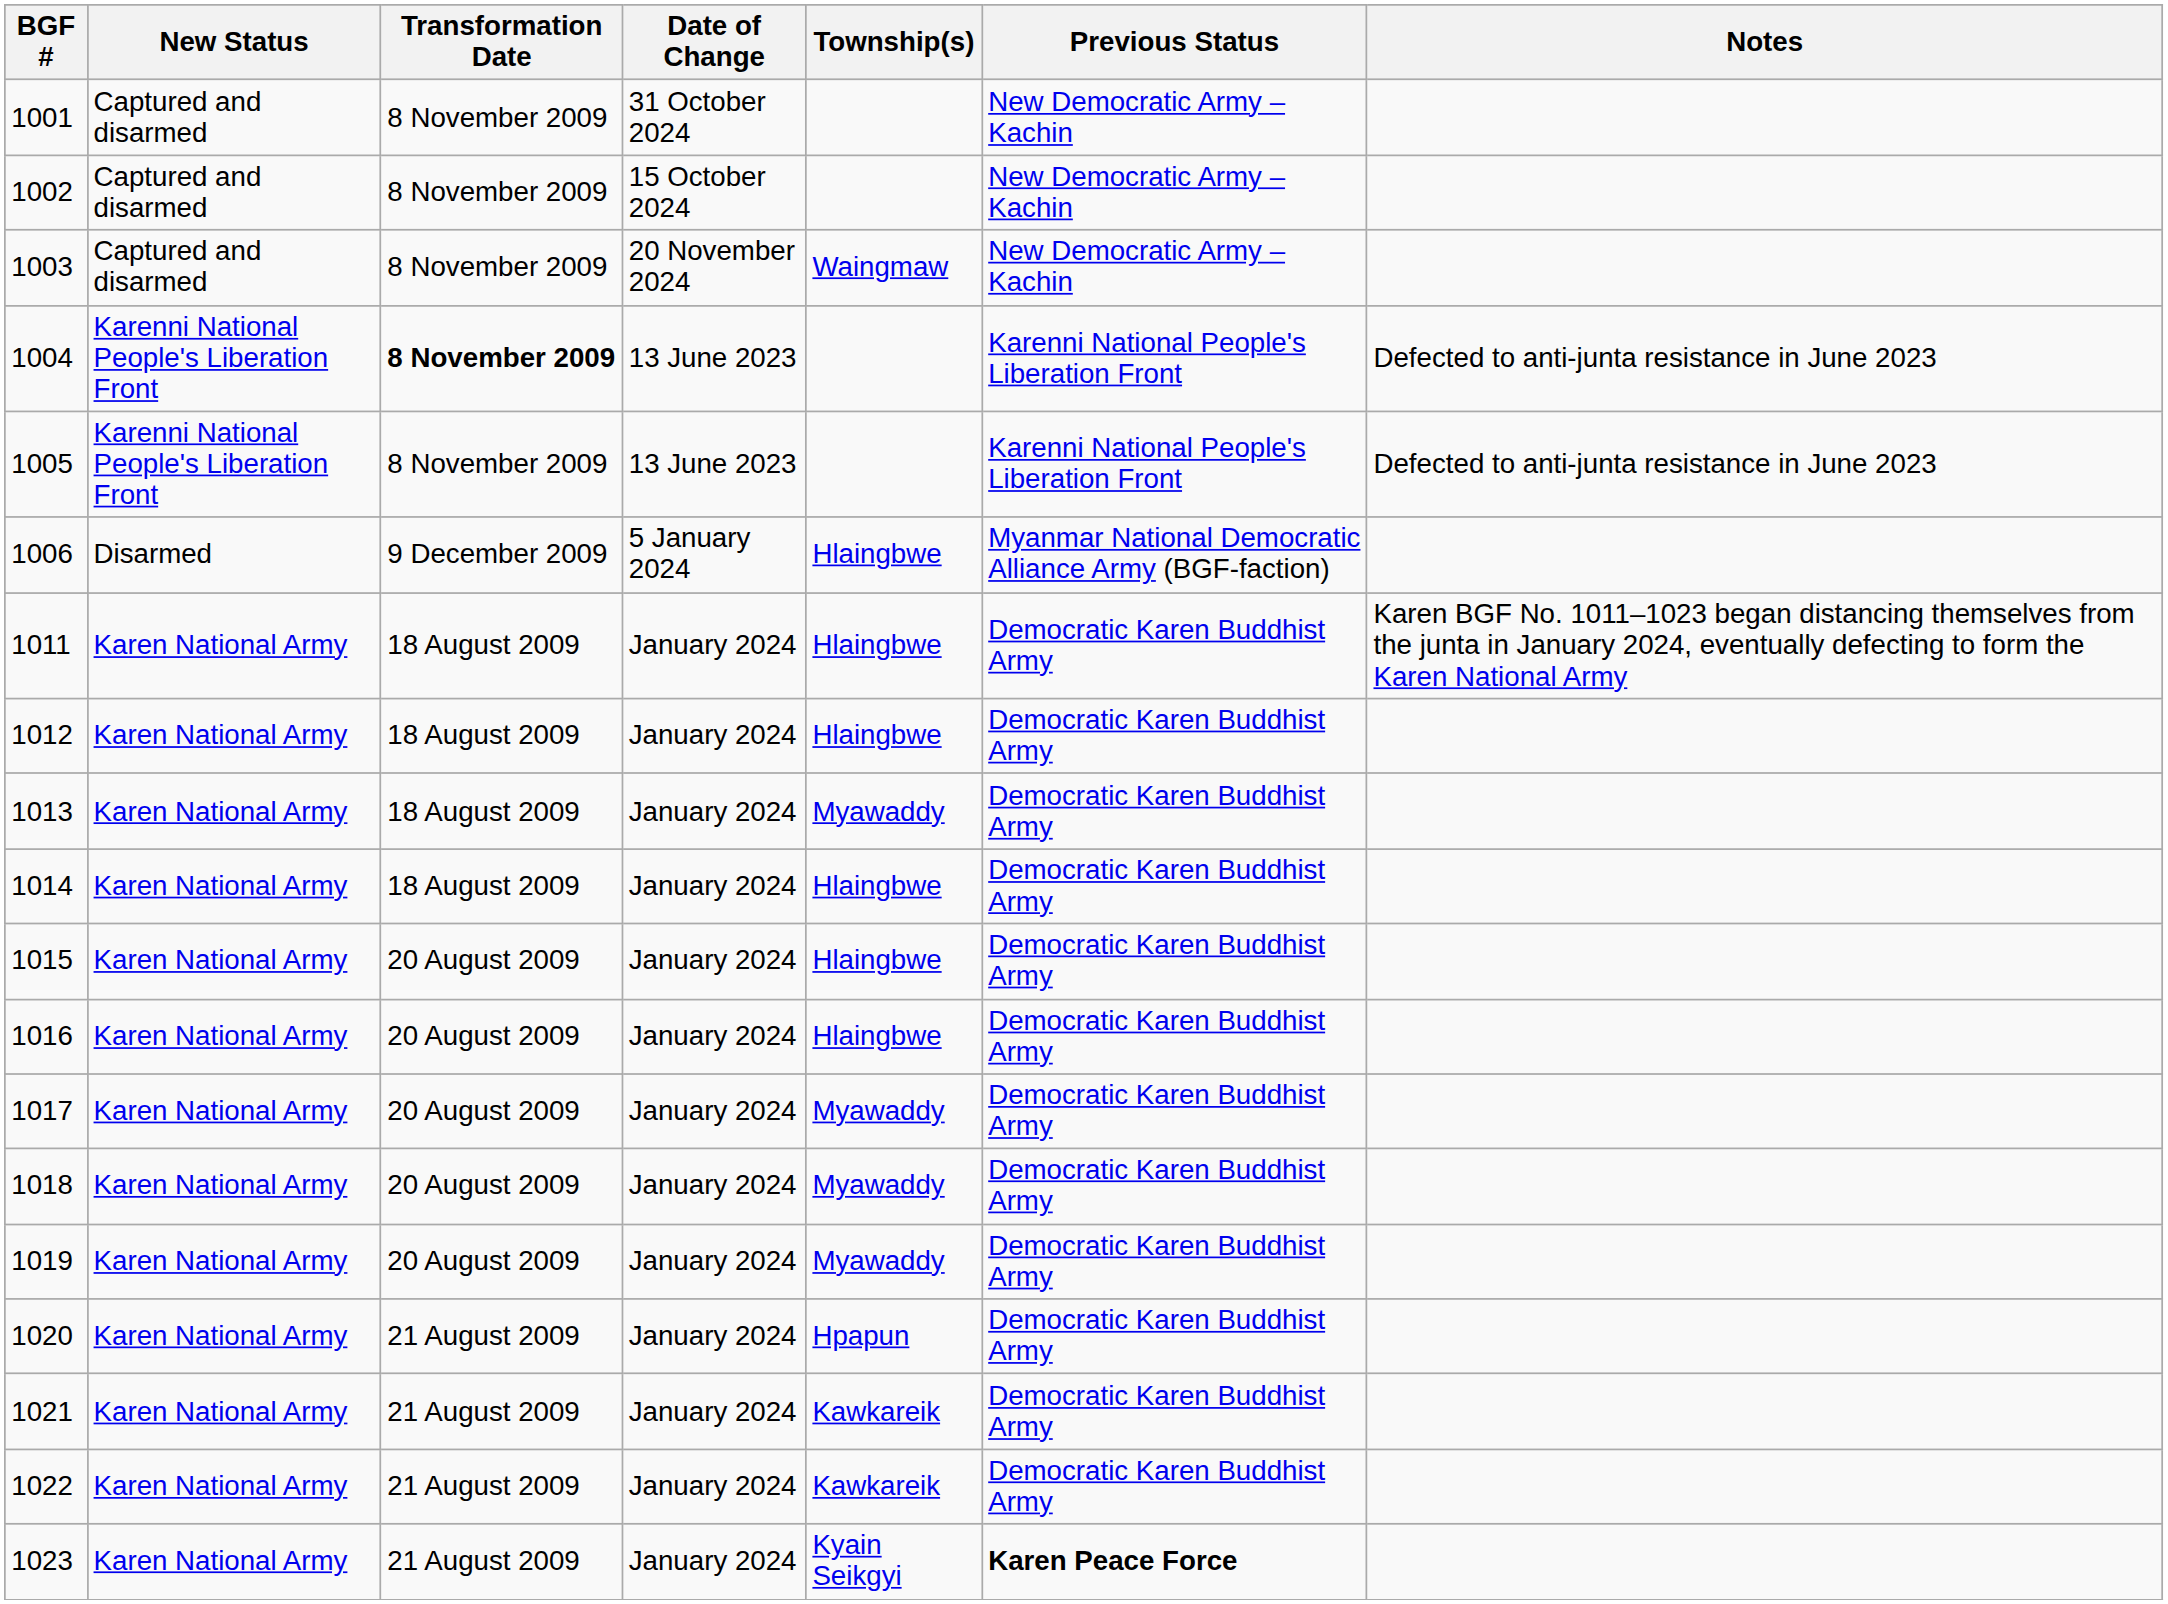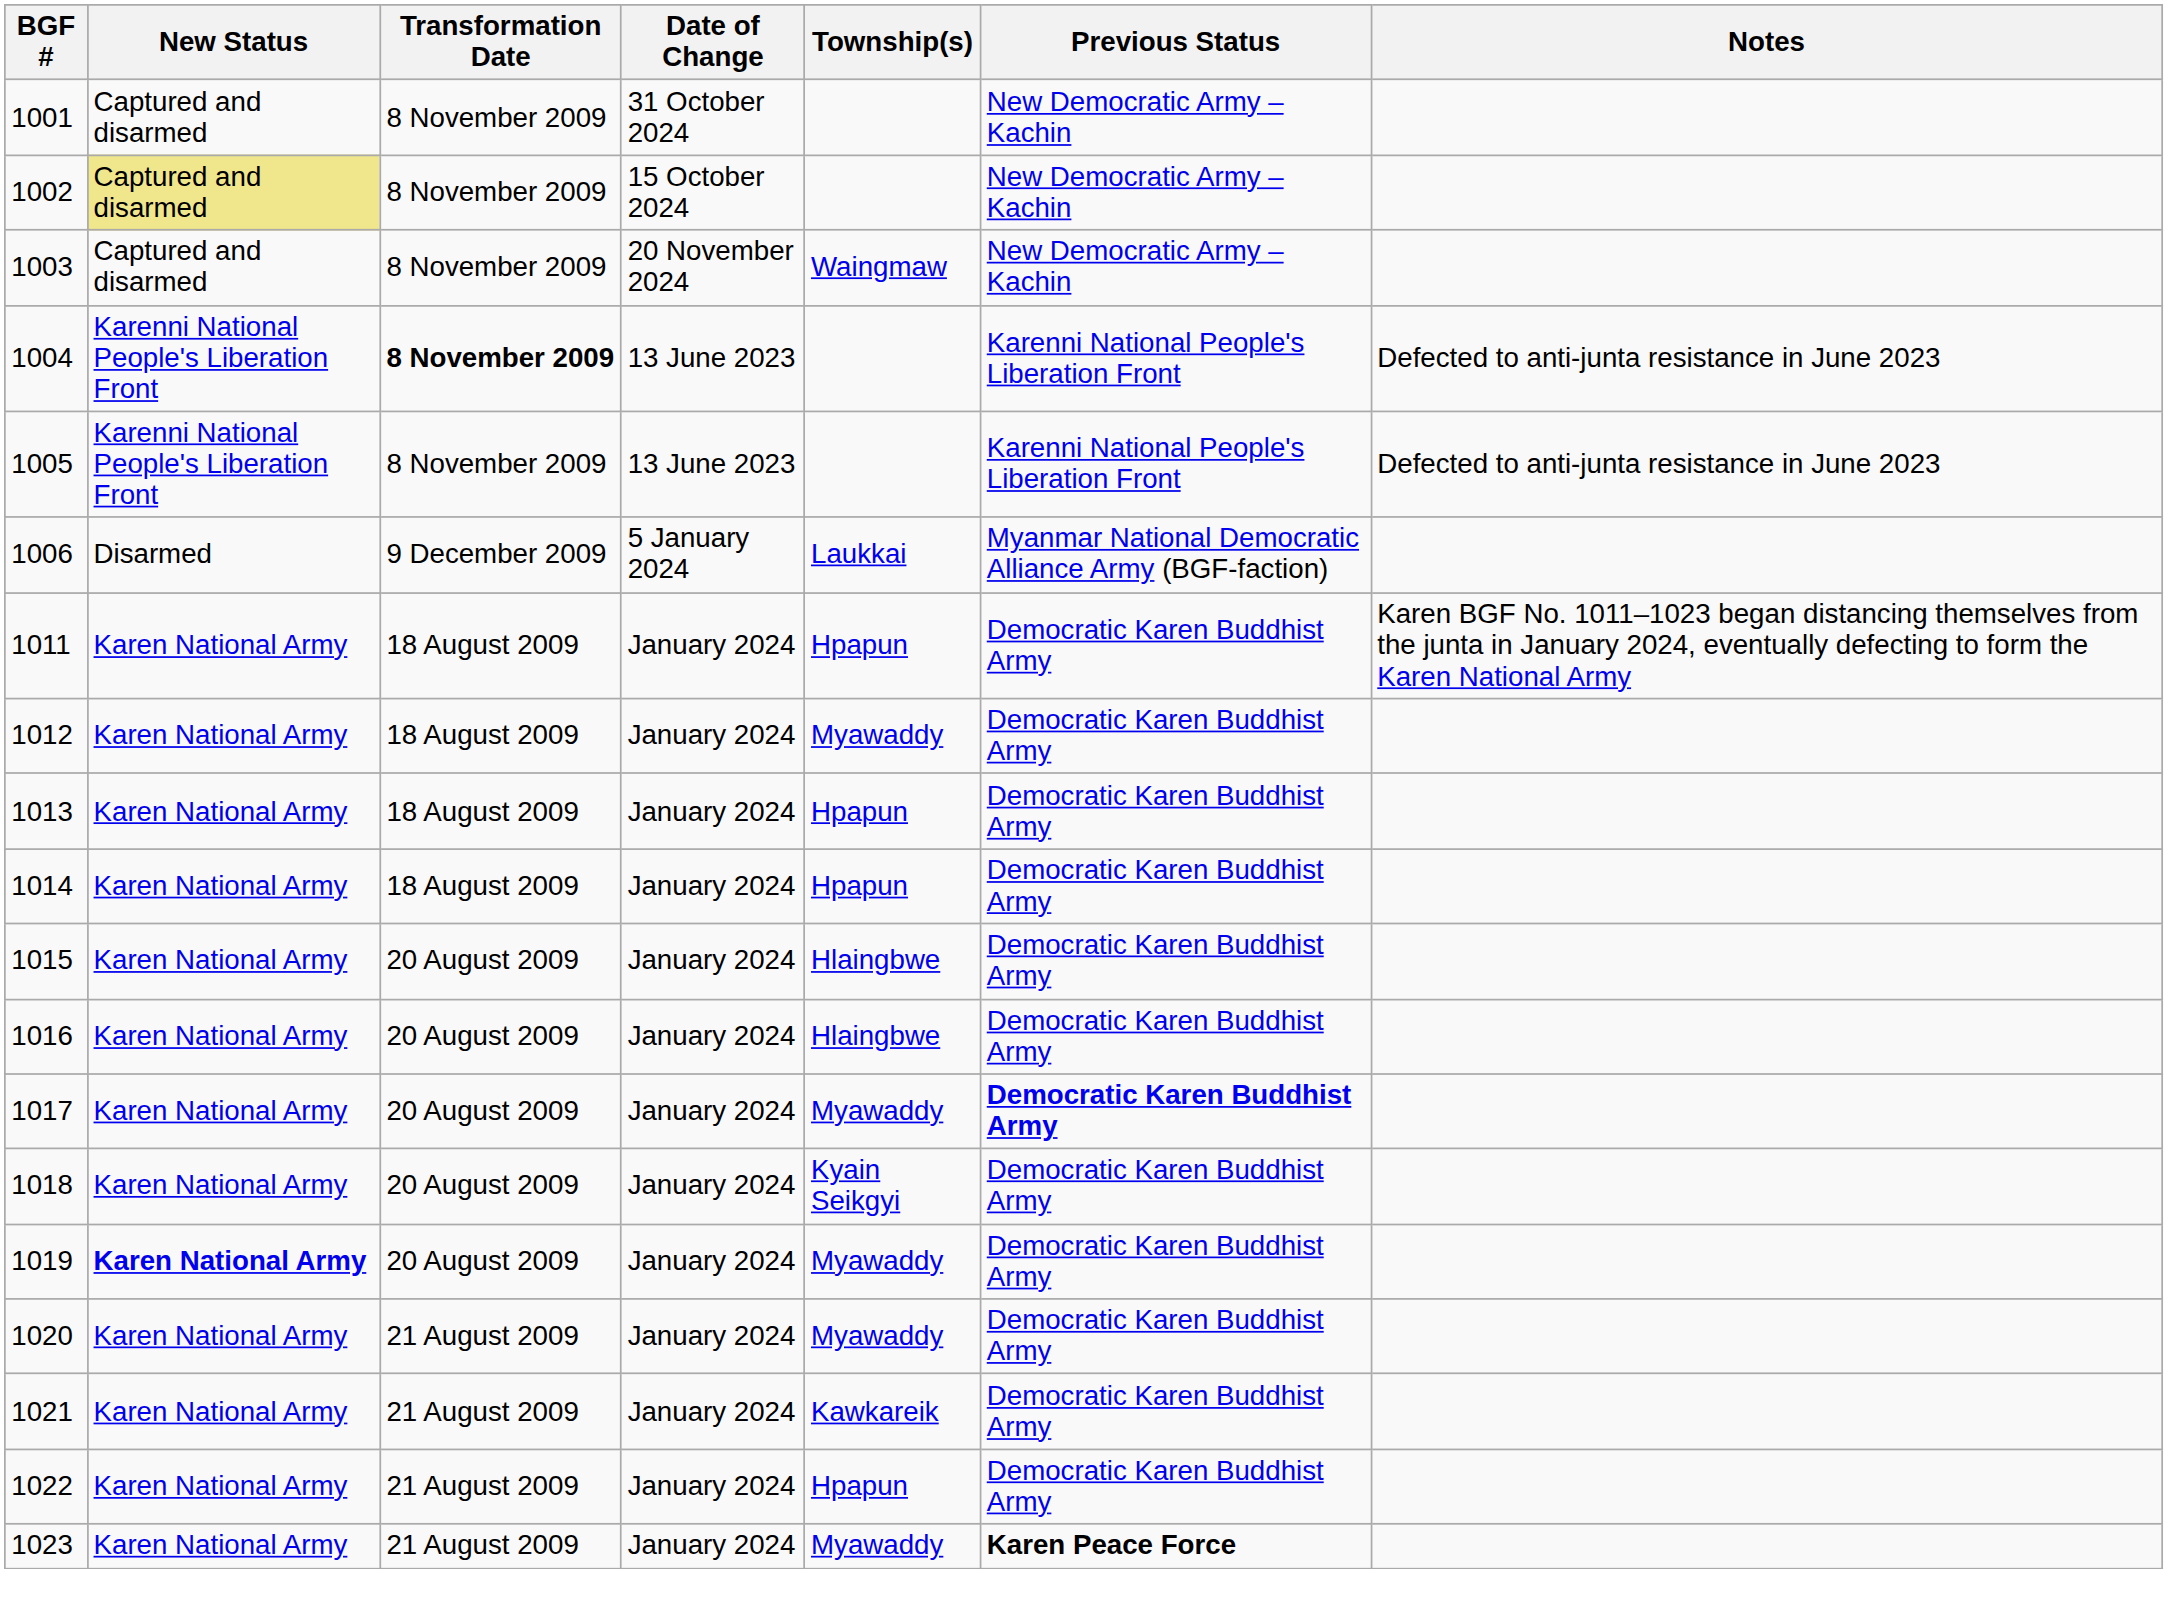(177, 192) no background -> (177, 192) khaki background
(877, 554) Hlaingbwe -> (859, 554) Laukkai
(877, 645) Hlaingbwe -> (859, 645) Hpapun
(877, 735) Hlaingbwe -> (877, 735) Myawaddy
(879, 810) Myawaddy -> (859, 810) Hpapun
(877, 885) Hlaingbwe -> (859, 885) Hpapun
(1157, 1110) normal -> (1169, 1110) bold
(879, 1185) Myawaddy -> (856, 1185) Kyain Seikgyi
(220, 1261) normal -> (230, 1261) bold
(861, 1336) Hpapun -> (877, 1336) Myawaddy
(876, 1486) Kawkareik -> (859, 1486) Hpapun
(857, 1561) Kyain Seikgyi -> (877, 1545) Myawaddy
